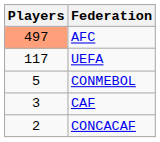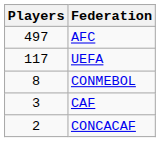(36, 38) lightsalmon background -> (36, 38) no background
(36, 82) 5 -> (36, 82) 8
